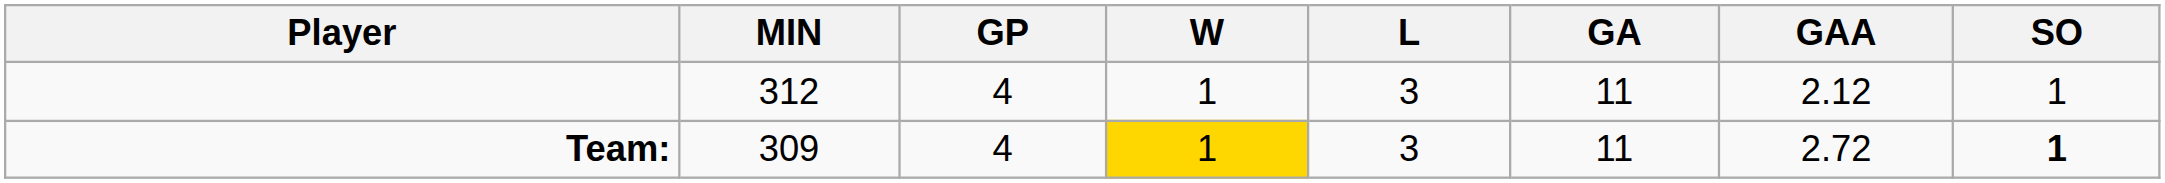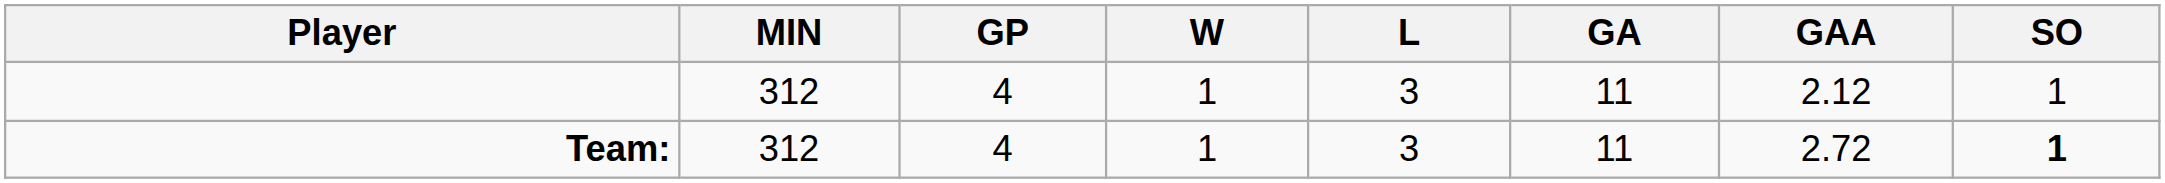(789, 148) 309 -> (789, 148) 312
(1207, 148) gold background -> (1207, 148) no background
